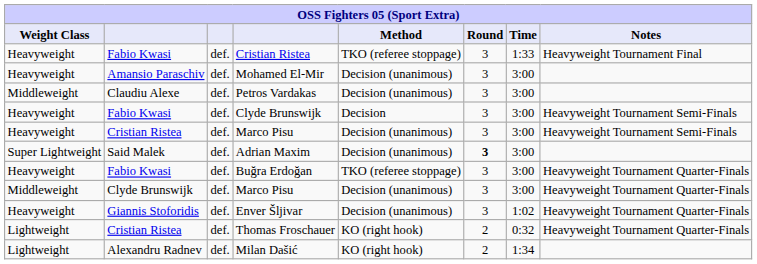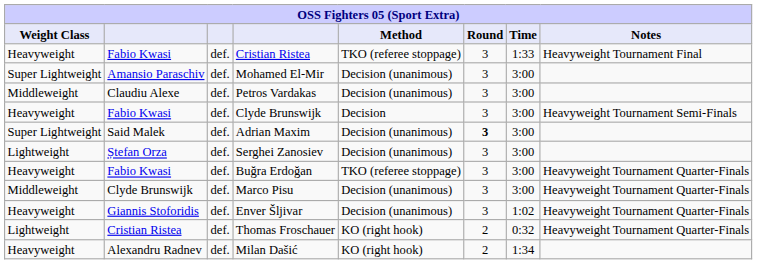(41, 73) Heavyweight -> (54, 73) Super Lightweight
- row: (144, 132)
+ row: (137, 151)
(38, 249) Lightweight -> (41, 249) Heavyweight
